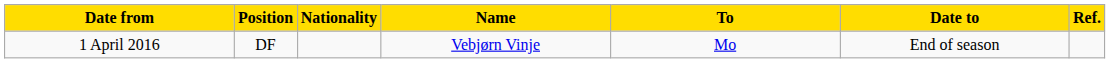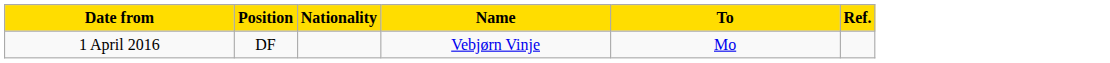- column: (955, 18)
